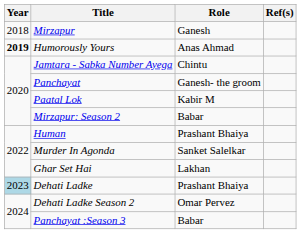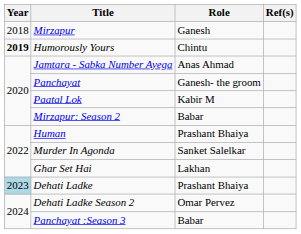(206, 47) Anas Ahmad -> (192, 47) Chintu
(192, 64) Chintu -> (206, 64) Anas Ahmad
